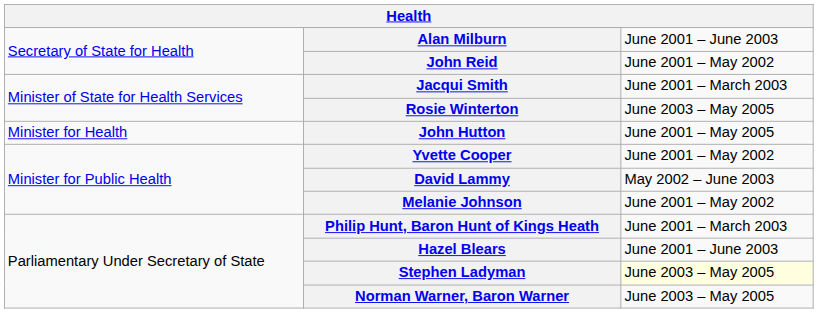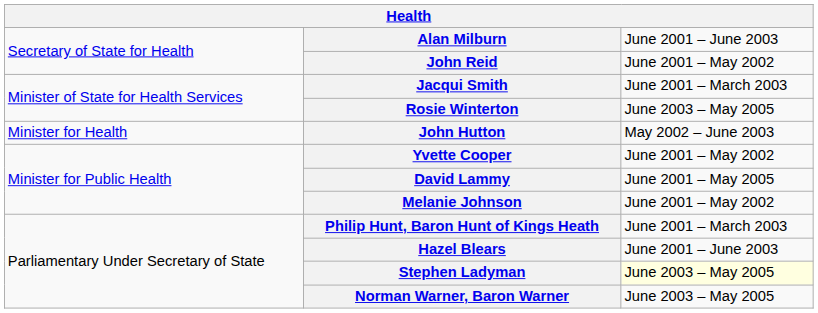(699, 132) June 2001 – May 2005 -> (699, 132) May 2002 – June 2003
(699, 179) May 2002 – June 2003 -> (699, 179) June 2001 – May 2005
